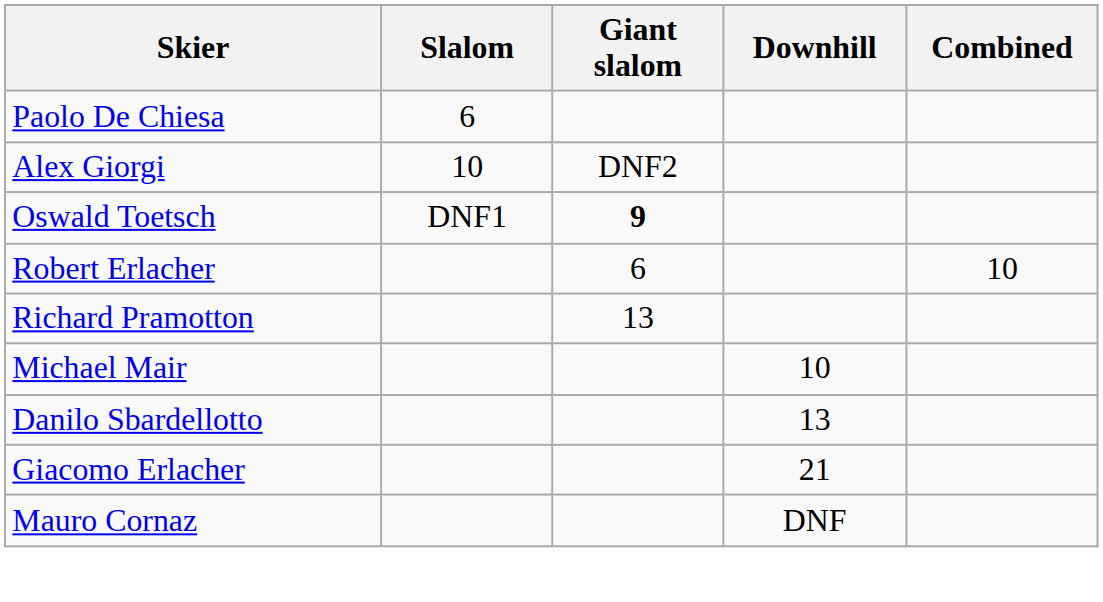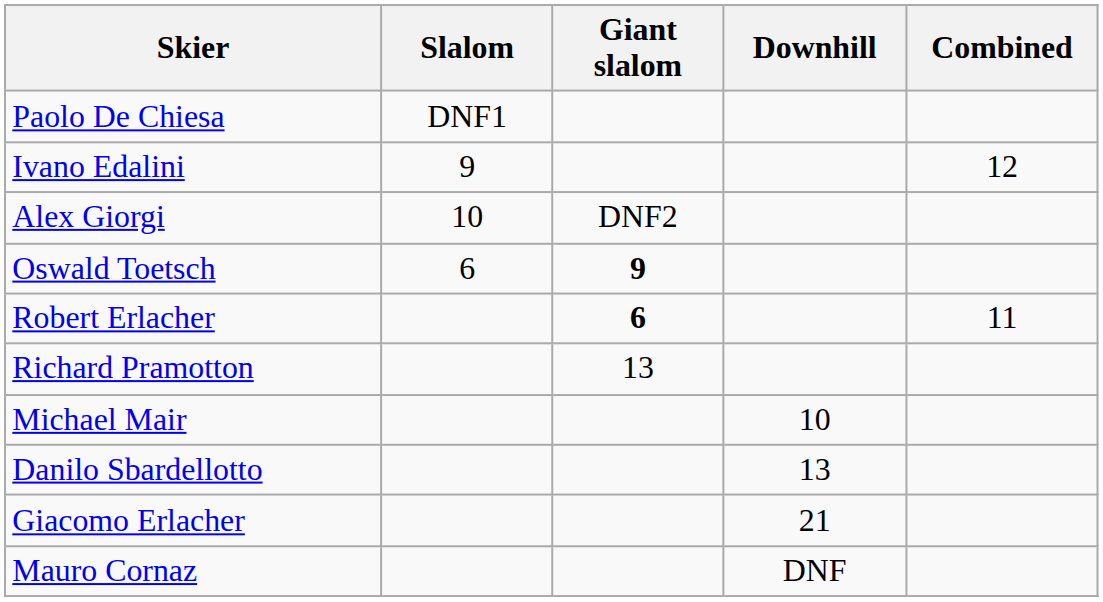(467, 116) 6 -> (467, 116) DNF1
+ row: (99, 166)
(467, 217) DNF1 -> (467, 267) 6
(638, 267) normal -> (638, 318) bold
(1002, 267) 10 -> (1002, 318) 11
